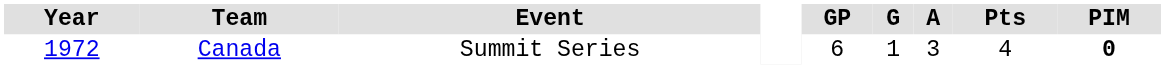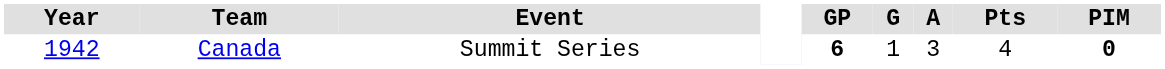(72, 49) 1972 -> (72, 49) 1942
(837, 49) normal -> (837, 49) bold
